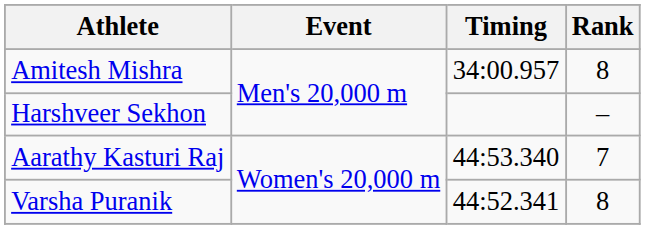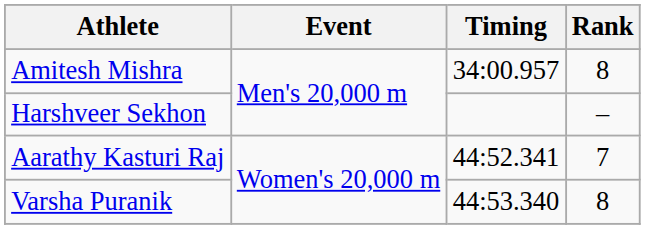(506, 157) 44:53.340 -> (506, 157) 44:52.341
(506, 201) 44:52.341 -> (506, 201) 44:53.340
